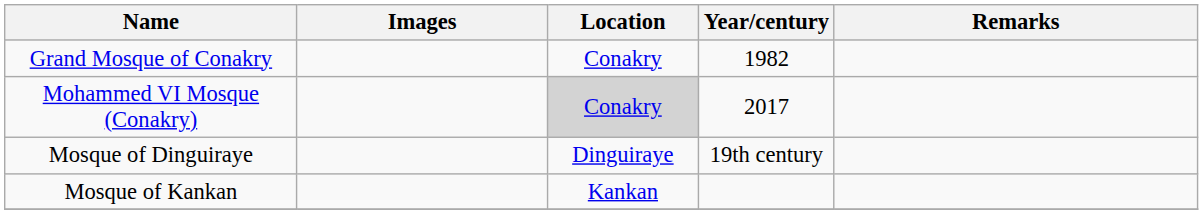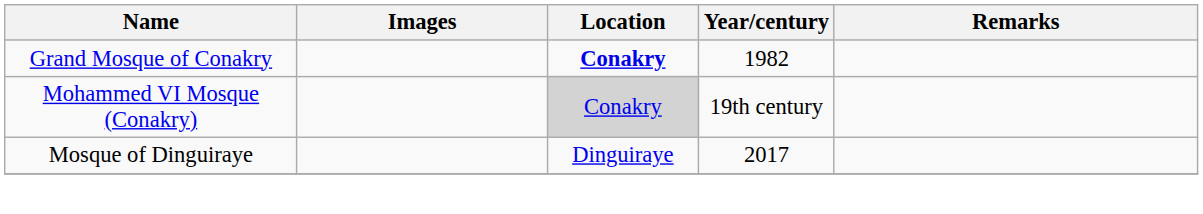(623, 58) normal -> (623, 58) bold
(766, 106) 2017 -> (766, 106) 19th century
(766, 155) 19th century -> (766, 155) 2017
- row: (151, 190)
